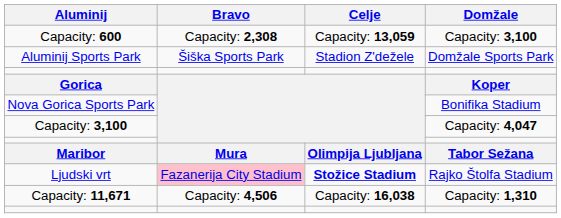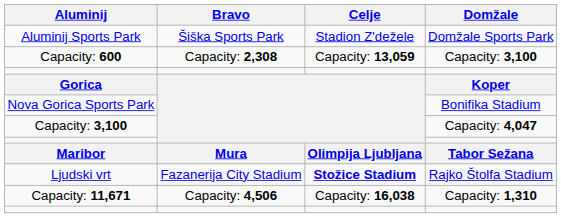rows swapped: (81, 57) <-> (81, 36)
(231, 174) pink background -> (231, 174) no background
